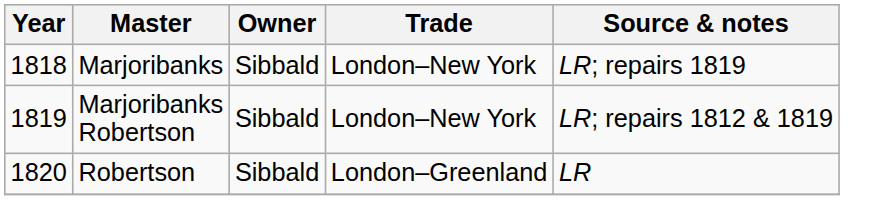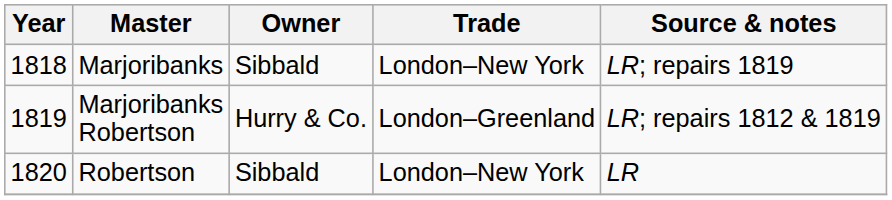(277, 118) Sibbald -> (301, 118) Hurry & Co.
(433, 118) London–New York -> (487, 118) London–Greenland
(439, 173) London–Greenland -> (481, 173) London–New York
